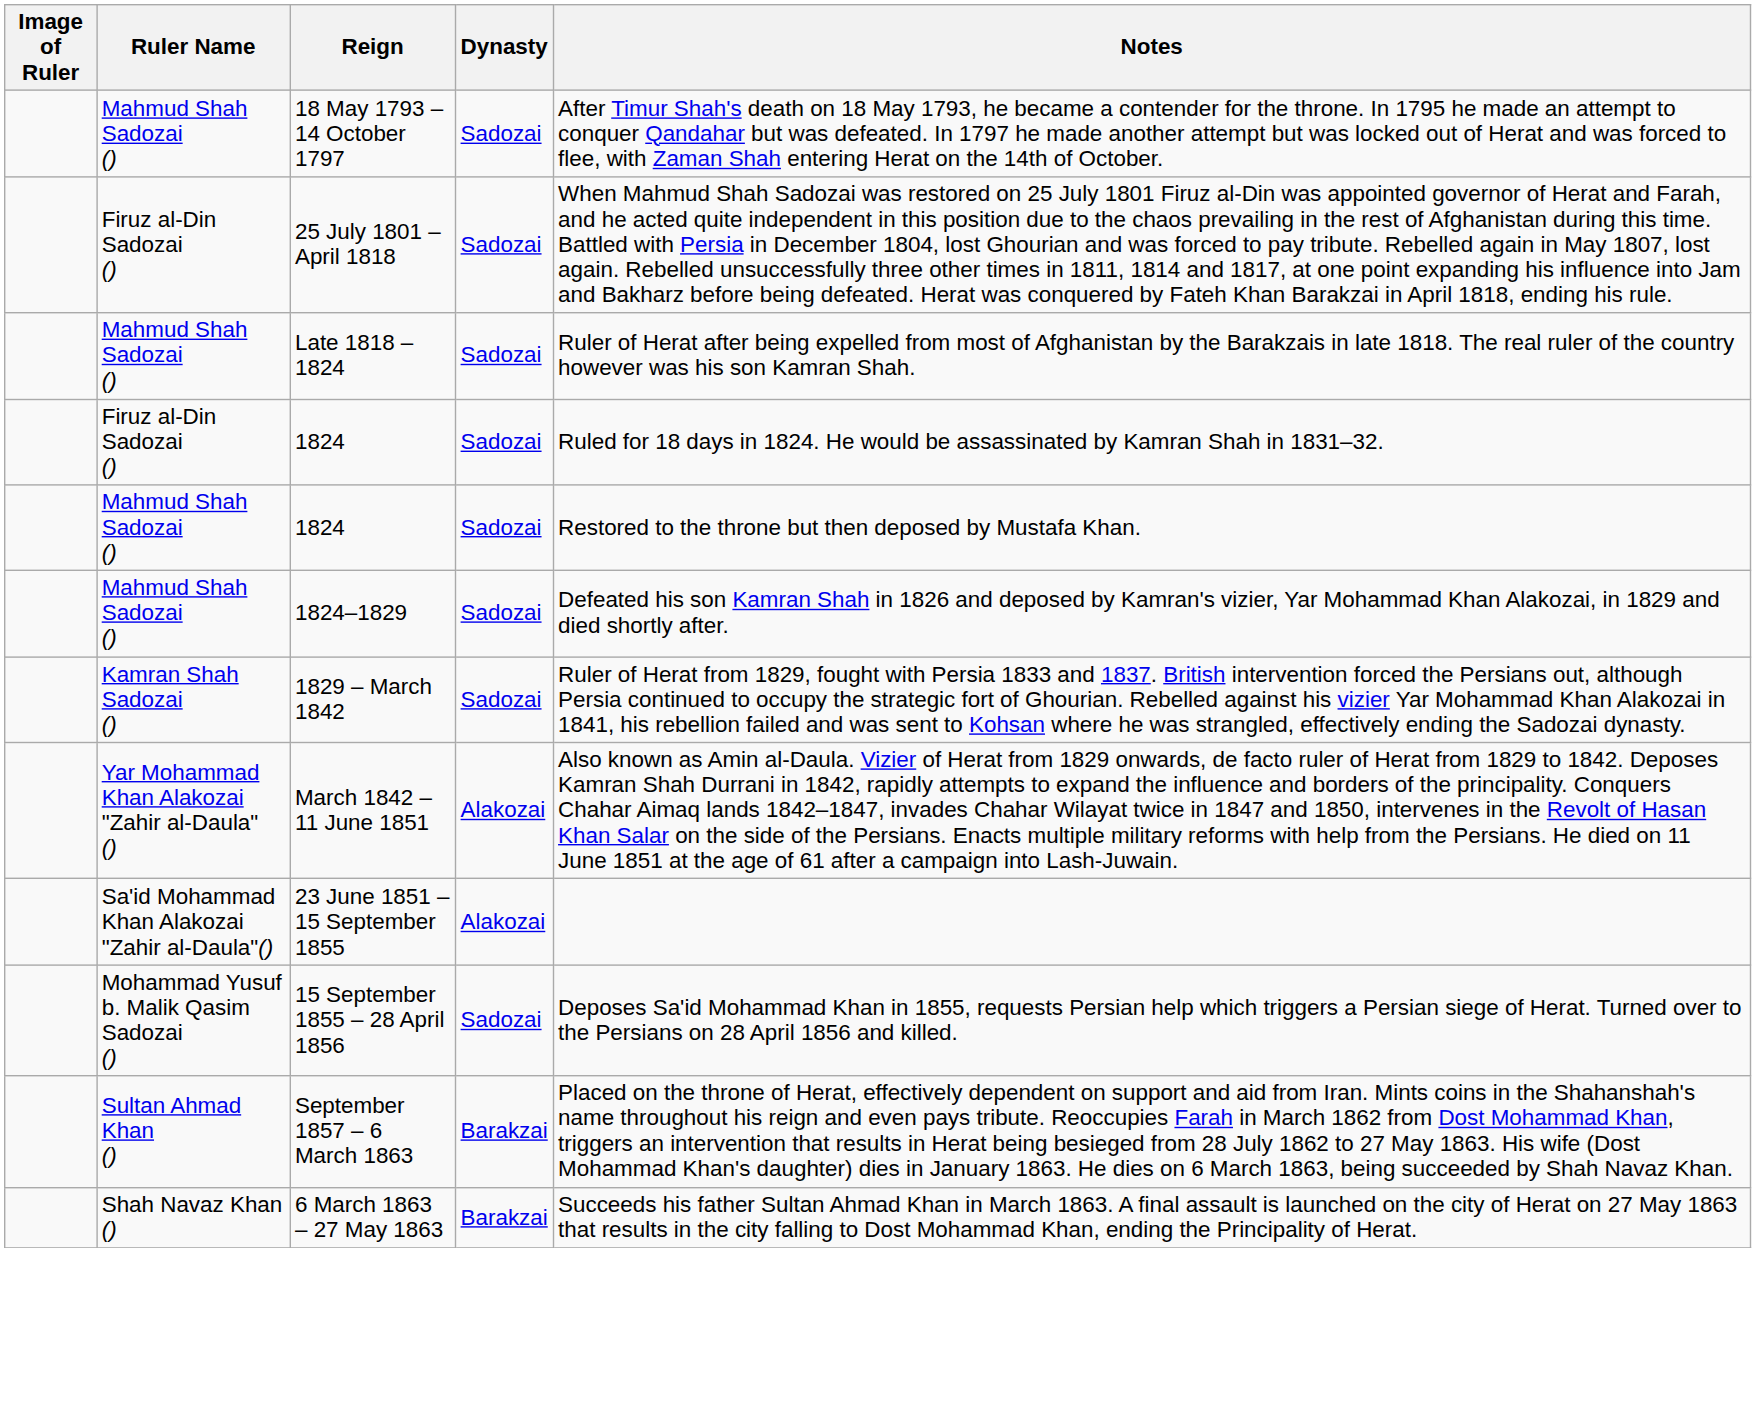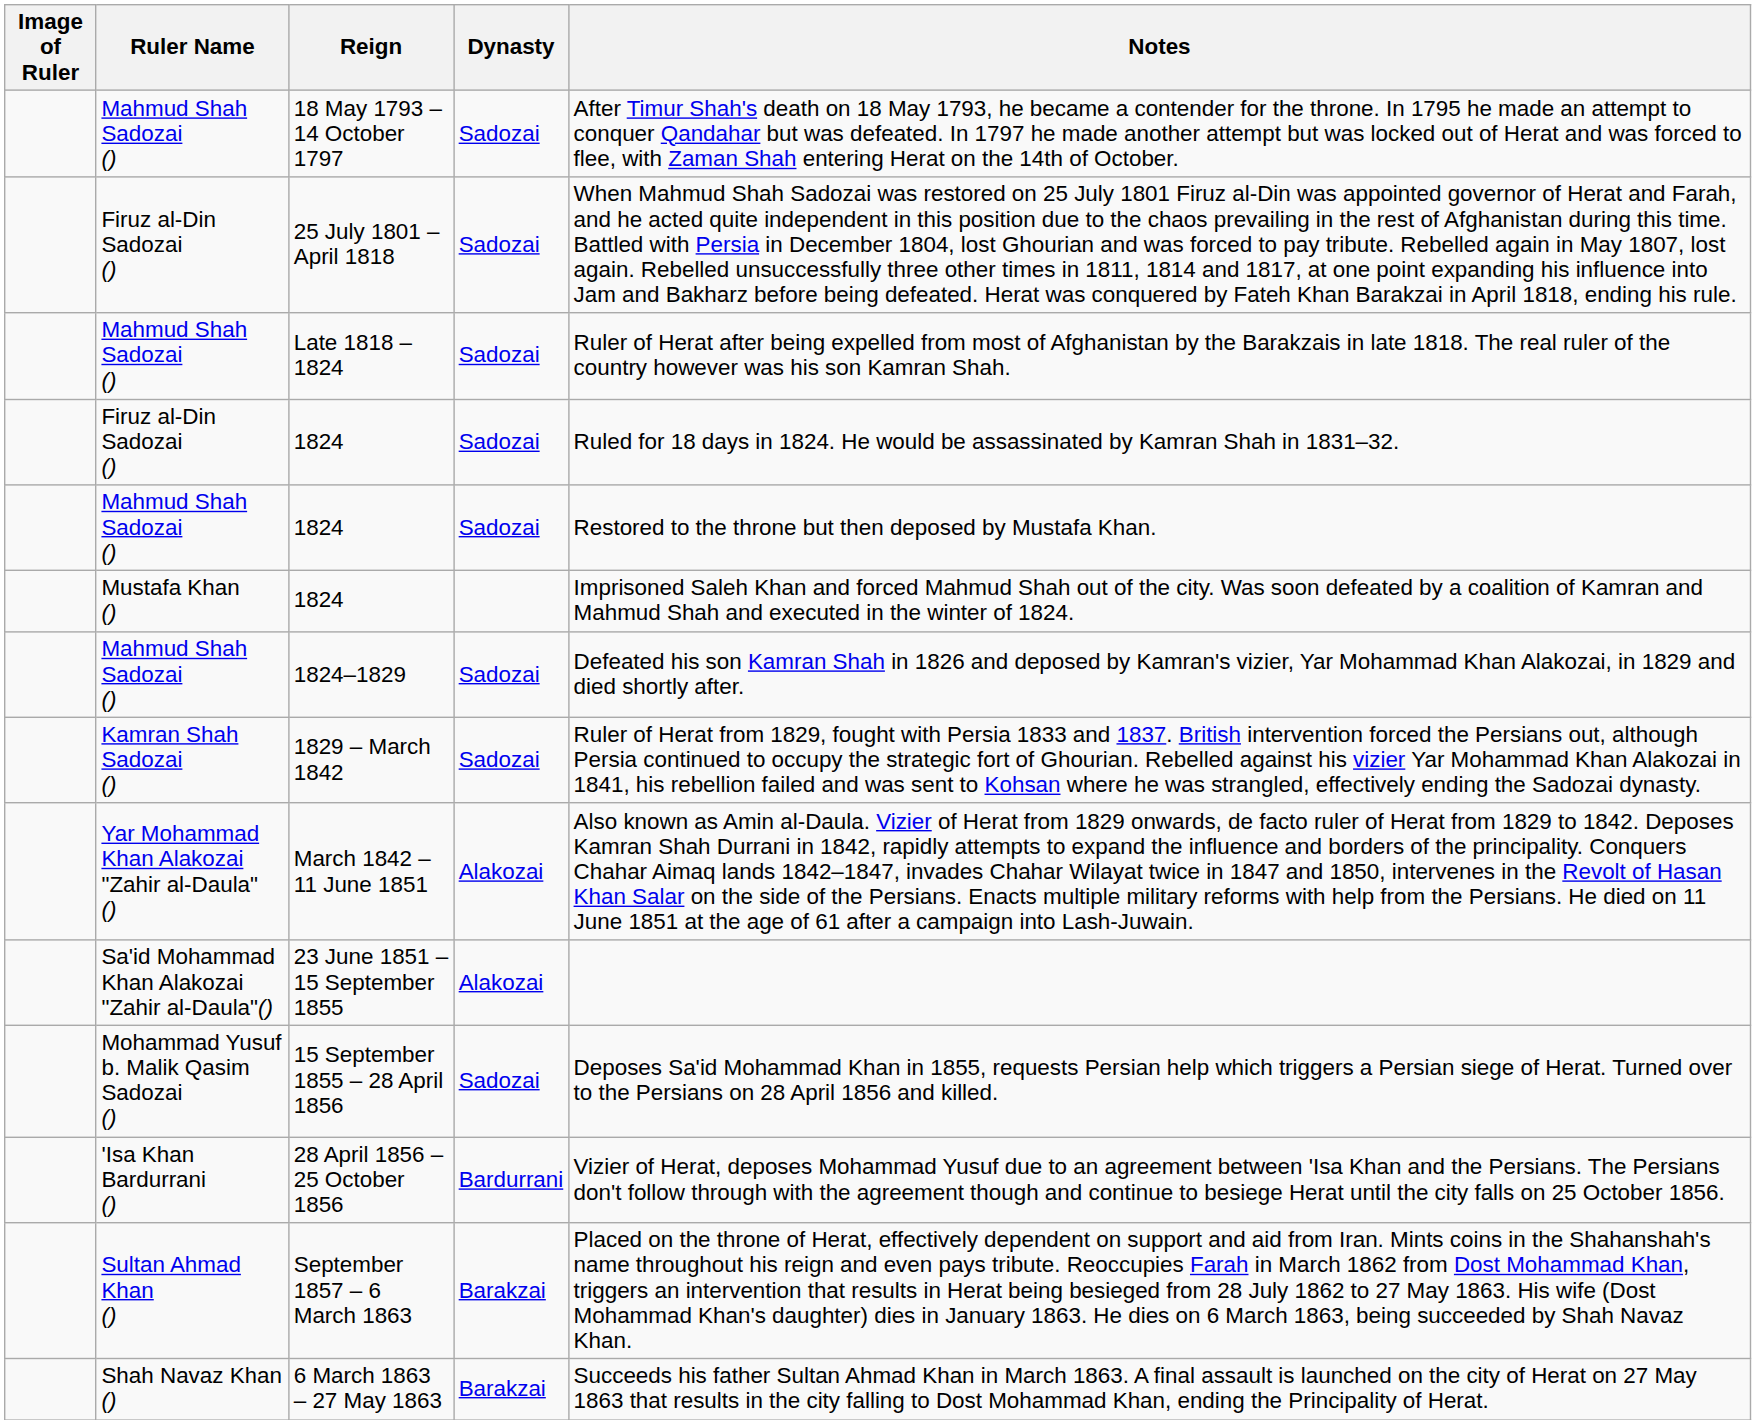+ row: (171, 600)
+ row: (154, 1179)
